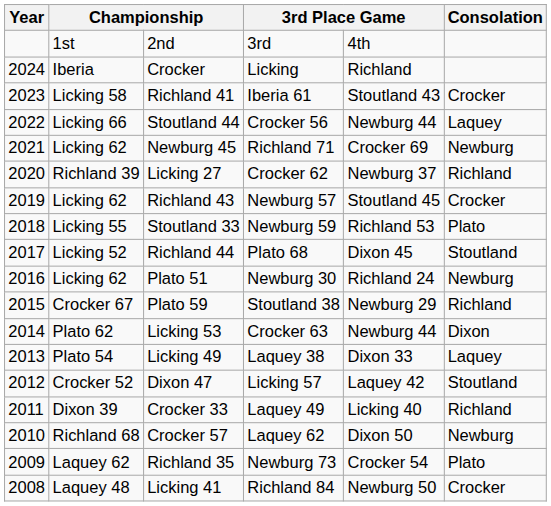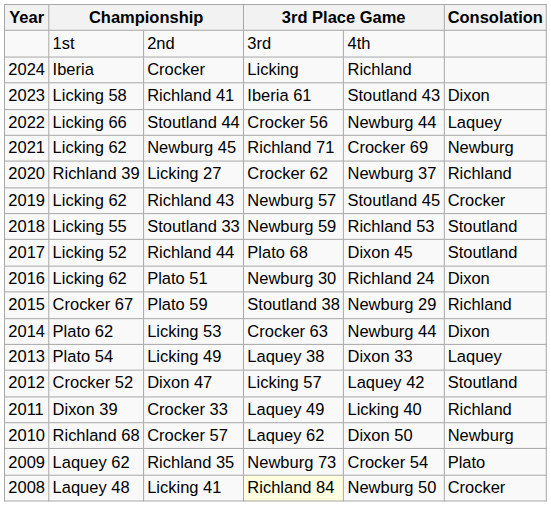(477, 95) Crocker -> (469, 95) Dixon
(466, 226) Plato -> (482, 226) Stoutland
(481, 278) Newburg -> (469, 278) Dixon
(291, 488) no background -> (291, 488) lightyellow background
